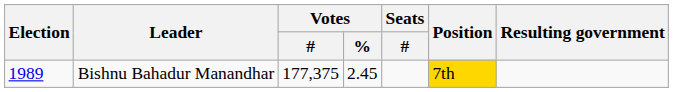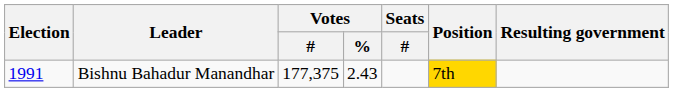(26, 73) 1989 -> (26, 73) 1991
(362, 73) 2.45 -> (362, 73) 2.43
